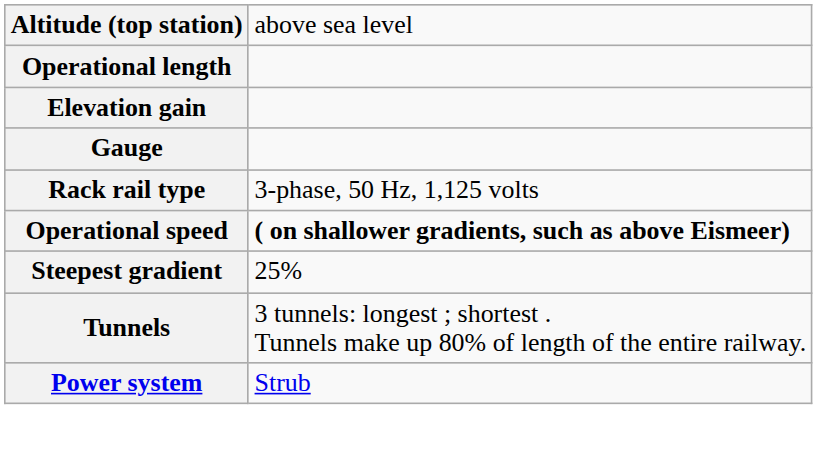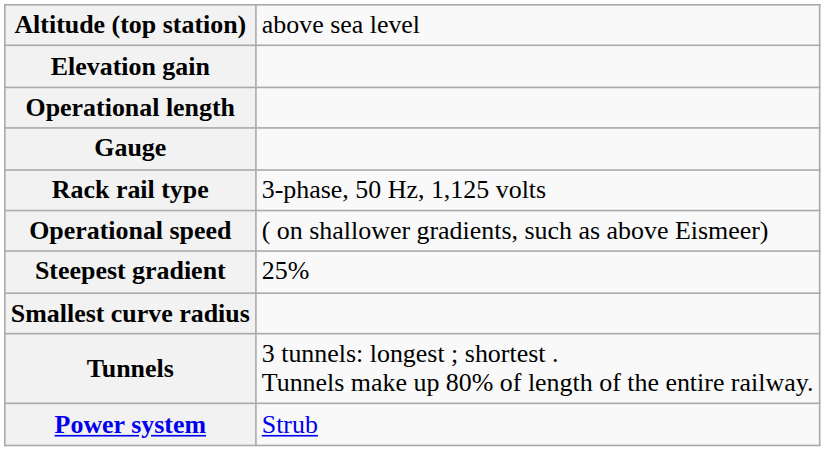rows swapped: (127, 107) <-> (127, 66)
(522, 230) bold -> (515, 230) normal
+ row: (130, 312)
